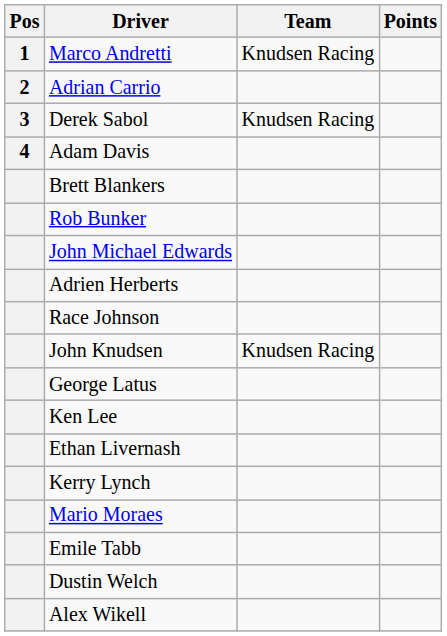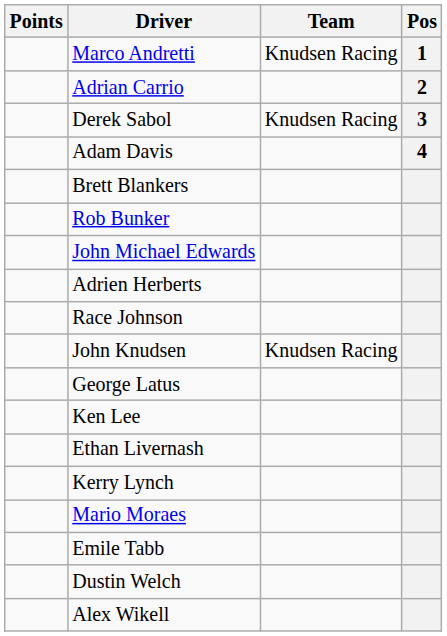columns swapped: (24, 20) <-> (410, 20)
